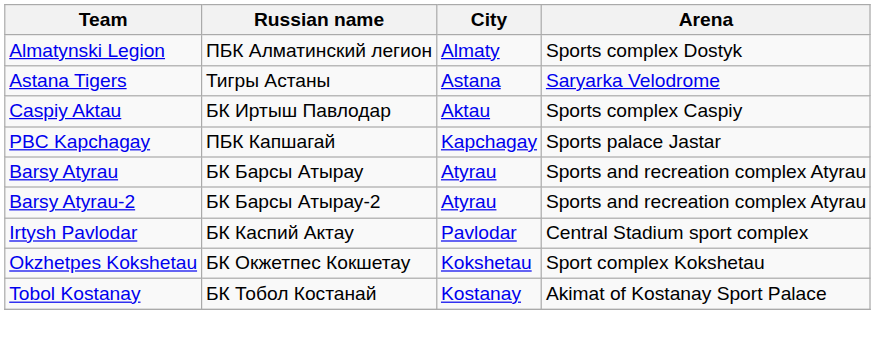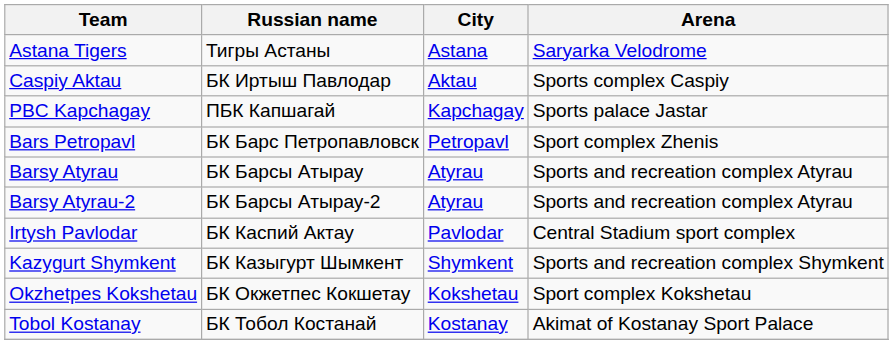- row: (87, 50)
+ row: (72, 141)
+ row: (92, 263)
